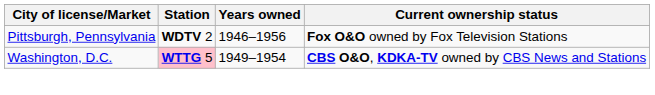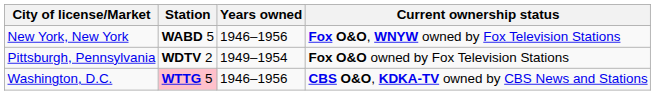+ row: (68, 36)
(252, 36) 1946–1956 -> (254, 57) 1949–1954
(252, 57) 1949–1954 -> (254, 79) 1946–1956
